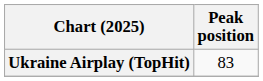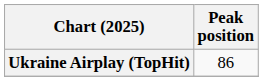(226, 62) 83 -> (226, 62) 86
